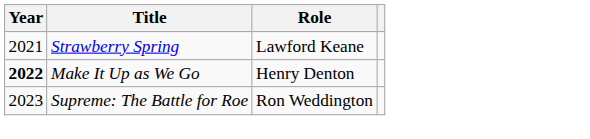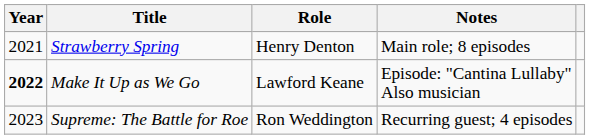+ column: (477, 18)
(310, 45) Lawford Keane -> (305, 45) Henry Denton
(305, 73) Henry Denton -> (310, 82) Lawford Keane
